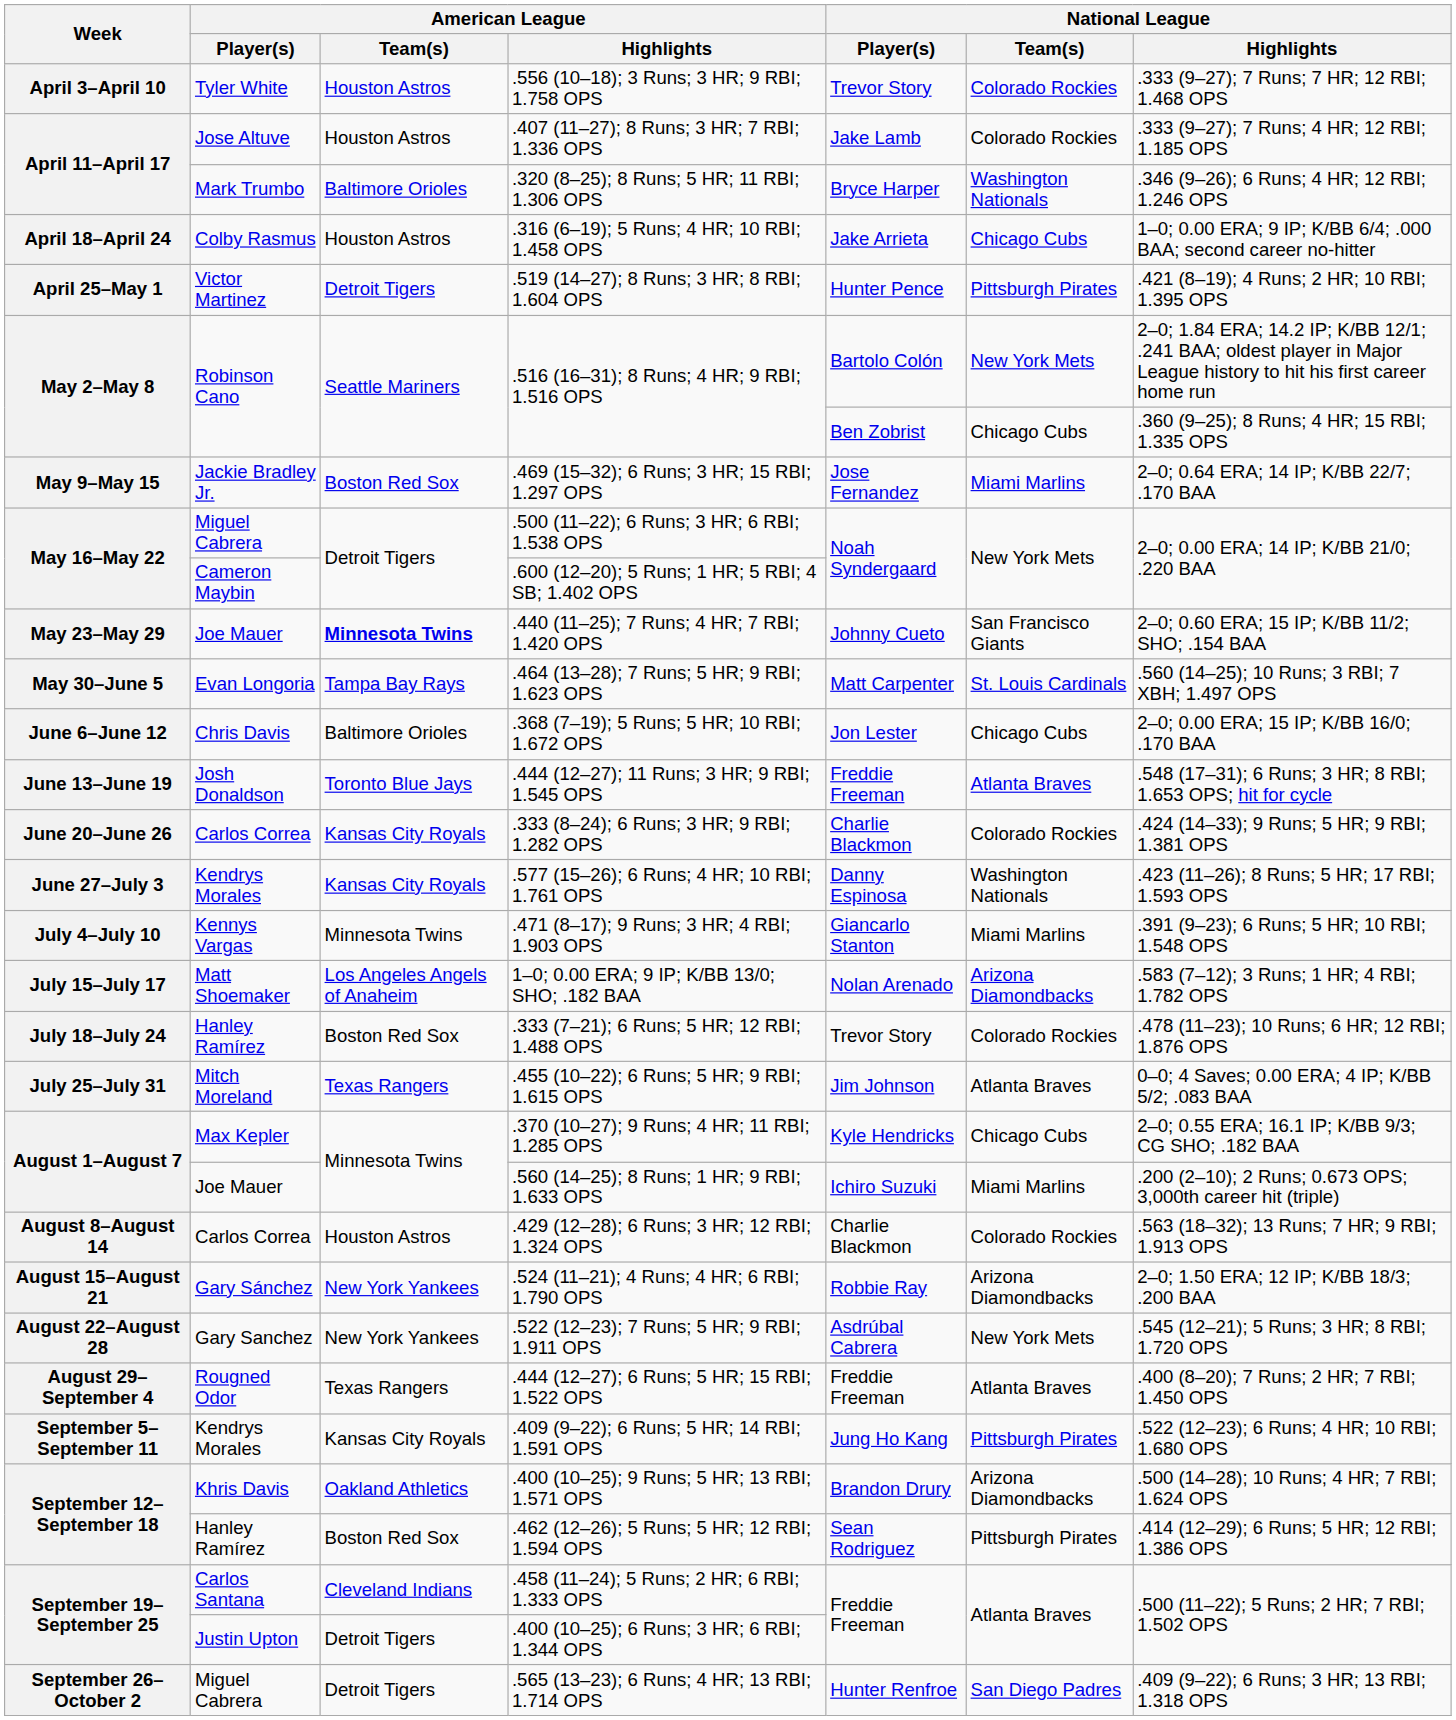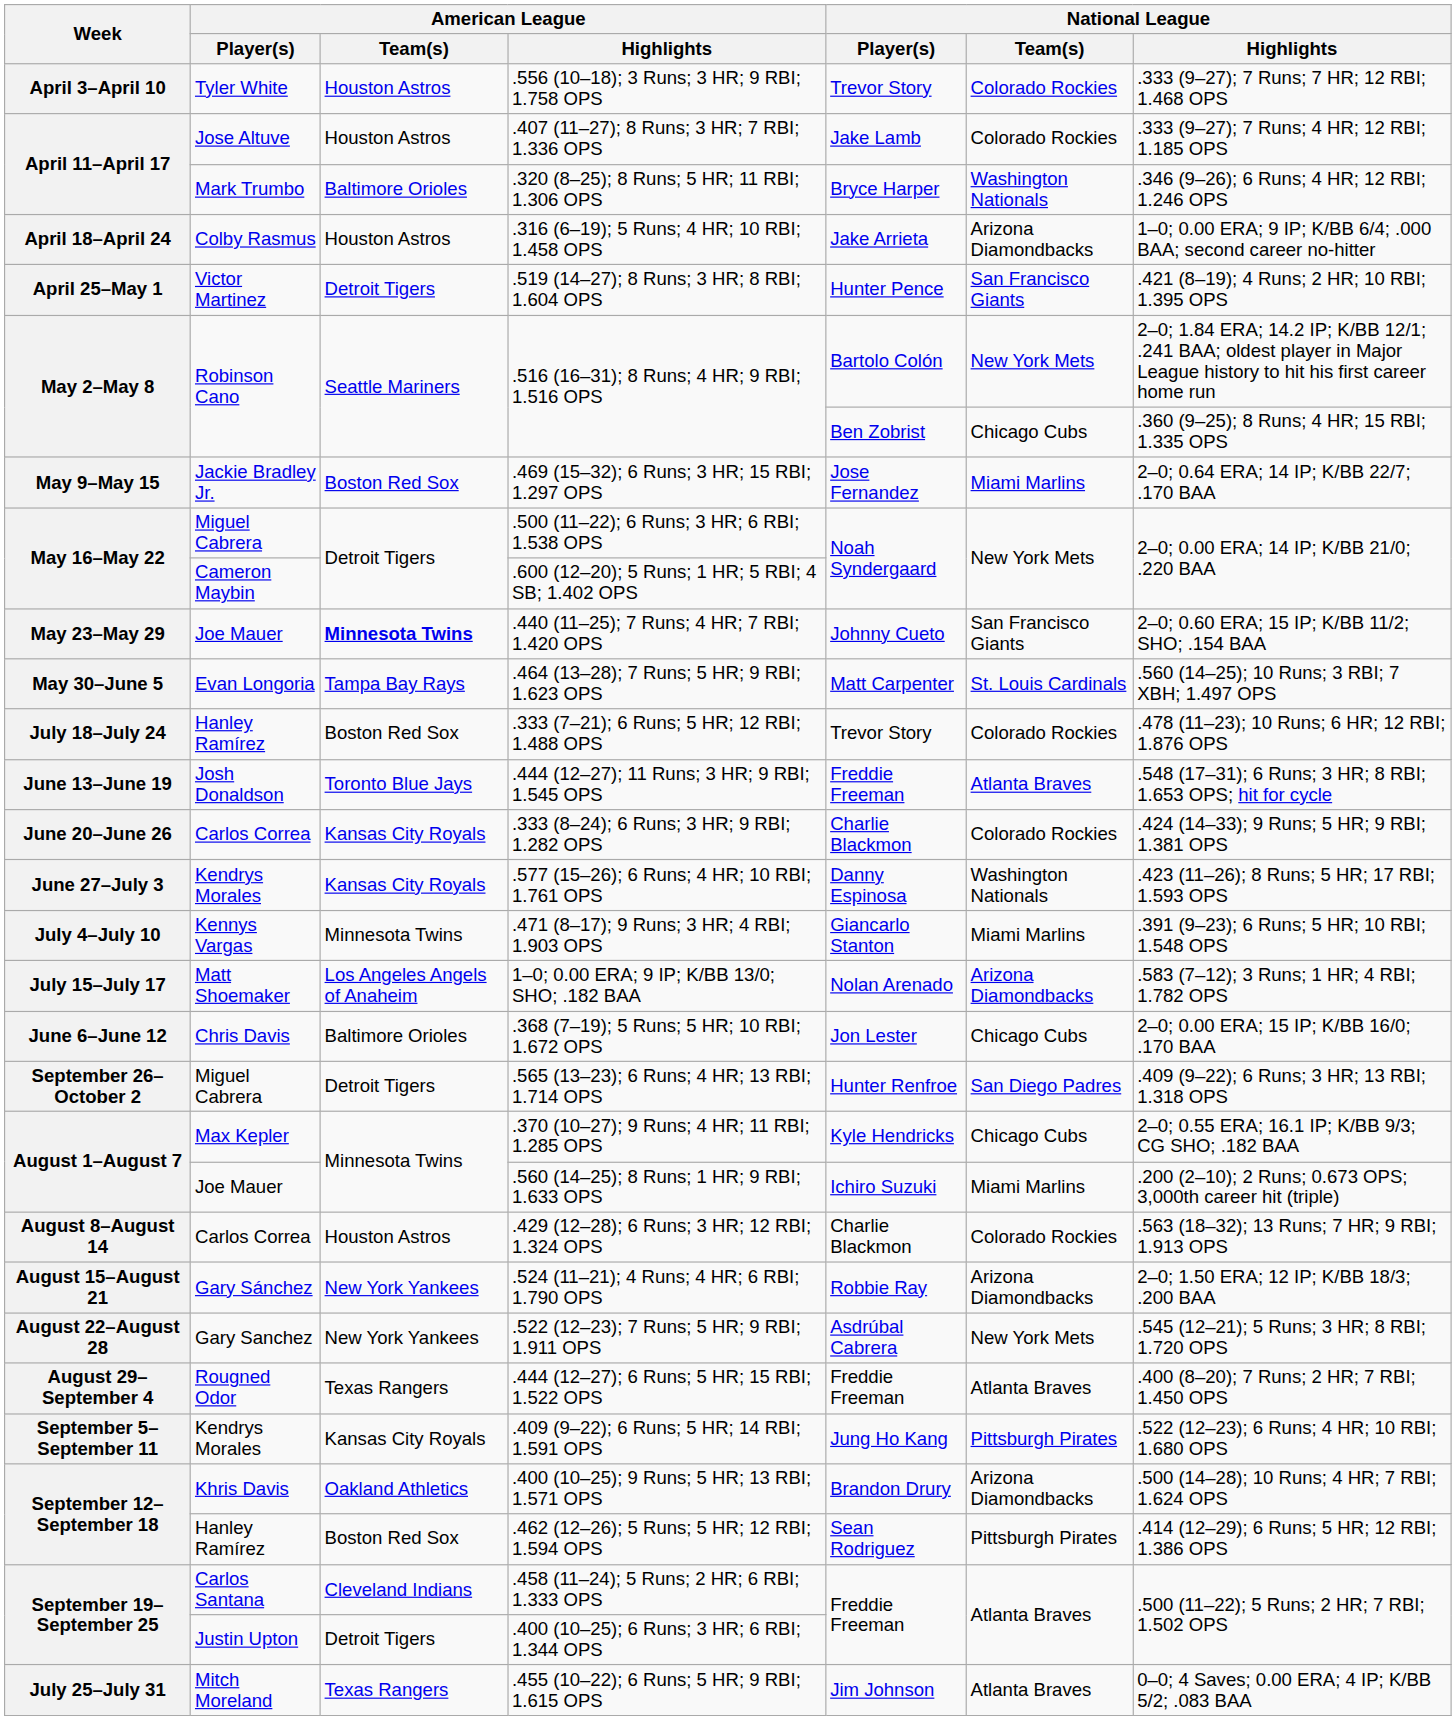(1029, 239) Chicago Cubs -> (1032, 239) Arizona Diamondbacks
(1044, 289) Pittsburgh Pirates -> (1030, 289) San Francisco Giants
rows swapped: (98, 734) <-> (98, 1035)
rows swapped: (98, 1086) <-> (98, 1690)
